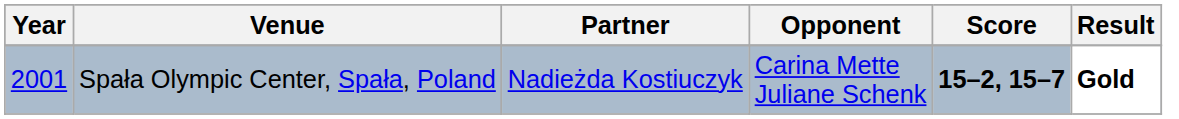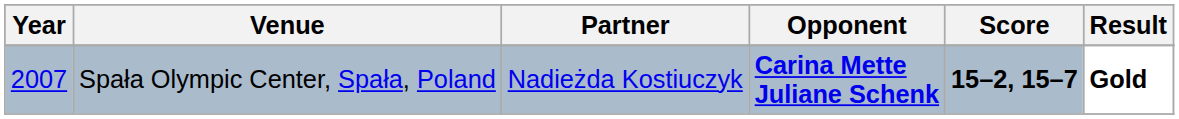(39, 79) 2001 -> (39, 79) 2007
(841, 79) normal -> (847, 79) bold
